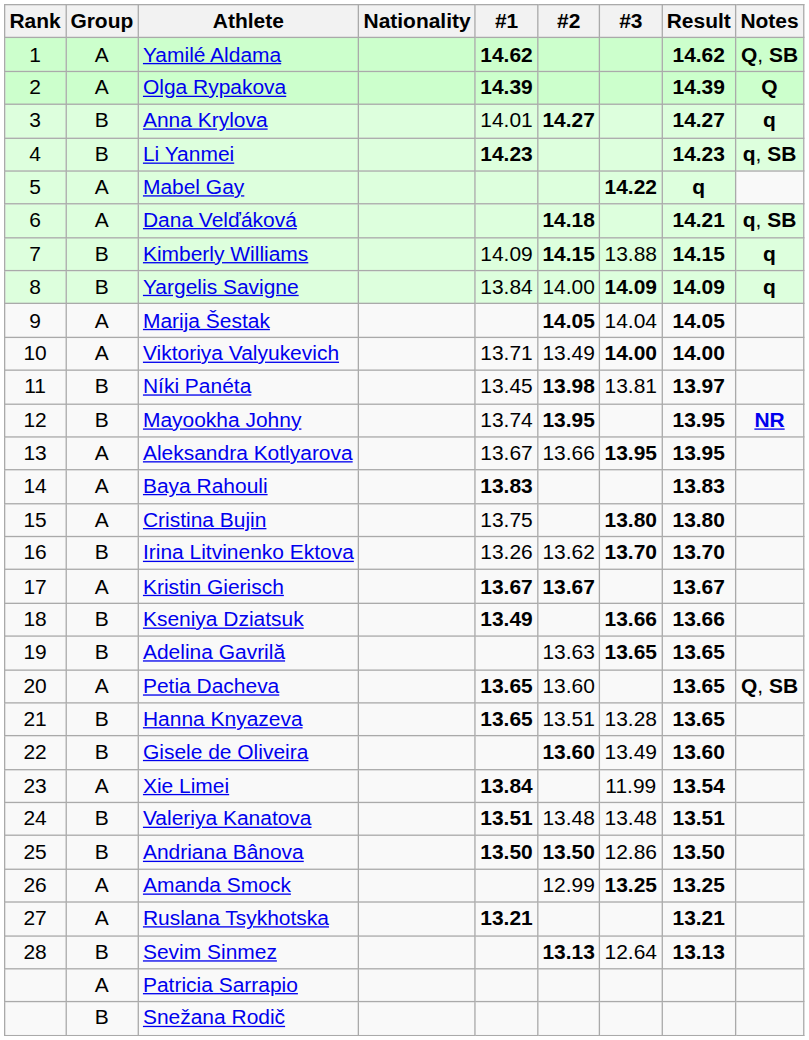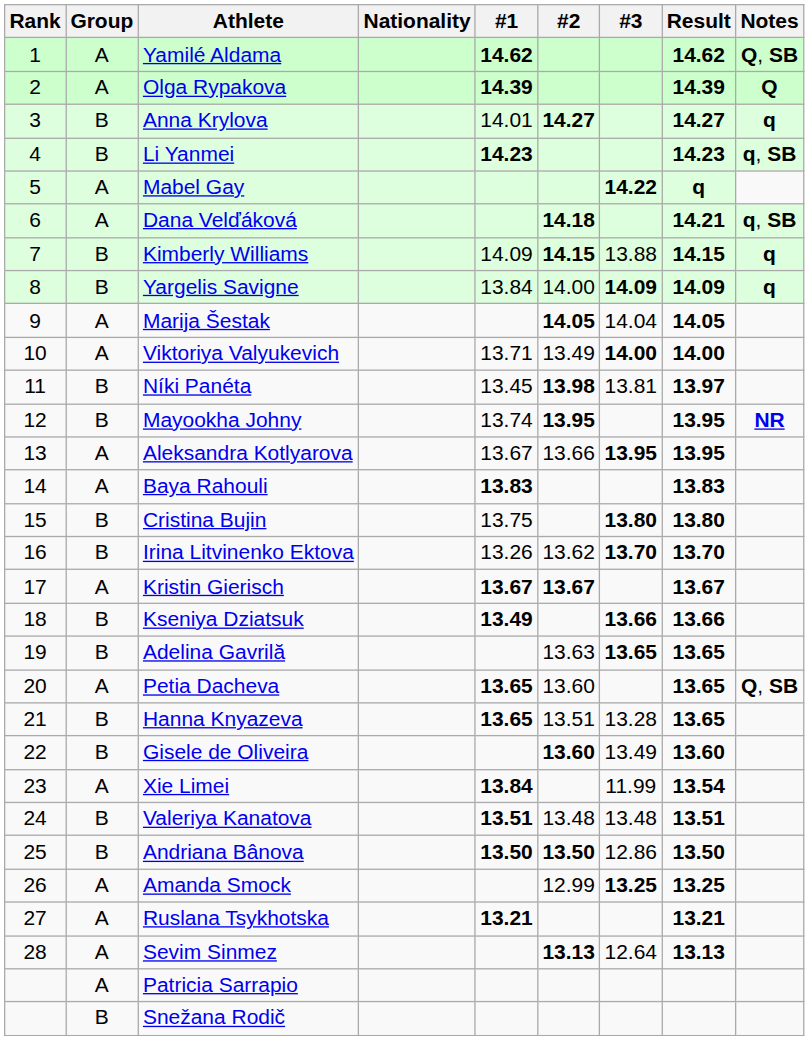(102, 519) A -> (102, 519) B
(102, 951) B -> (102, 951) A
